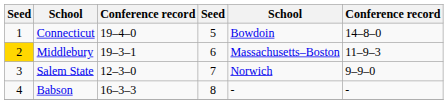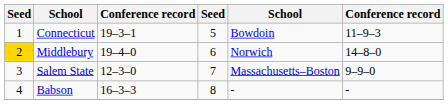(118, 33) 19–4–0 -> (118, 33) 19–3–1
(363, 33) 14–8–0 -> (363, 33) 11–9–3
(118, 52) 19–3–1 -> (118, 52) 19–4–0
(285, 52) Massachusetts–Boston -> (251, 52) Norwich
(363, 52) 11–9–3 -> (363, 52) 14–8–0
(251, 71) Norwich -> (285, 71) Massachusetts–Boston
